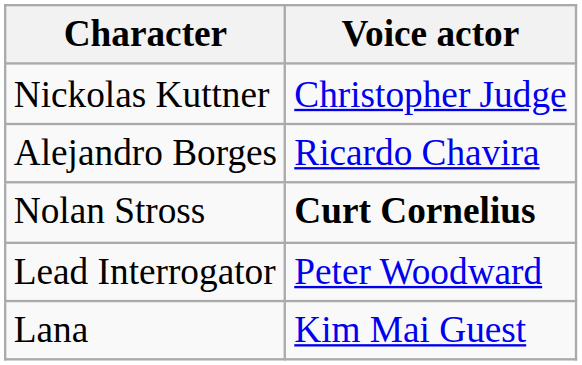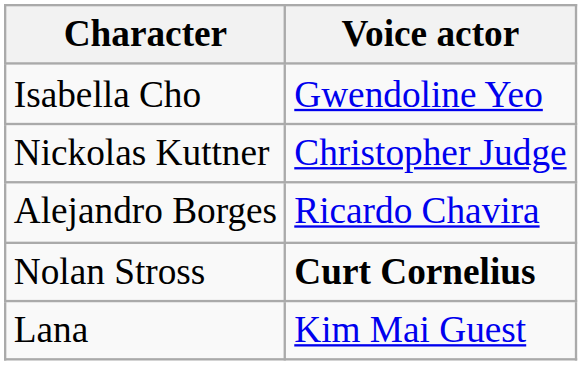+ row: (107, 93)
- row: (145, 270)
